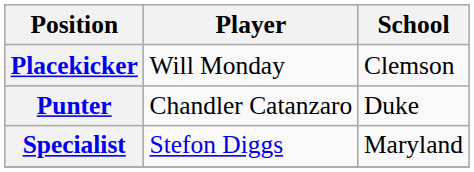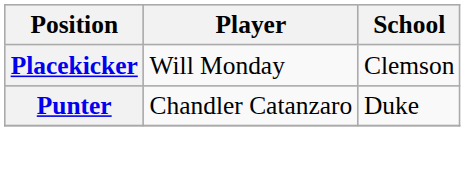- row: (74, 145)
